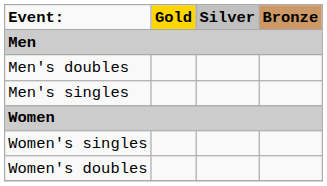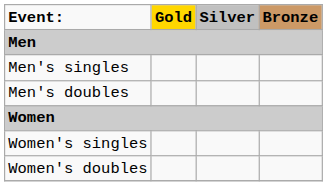rows swapped: (69, 93) <-> (69, 68)
